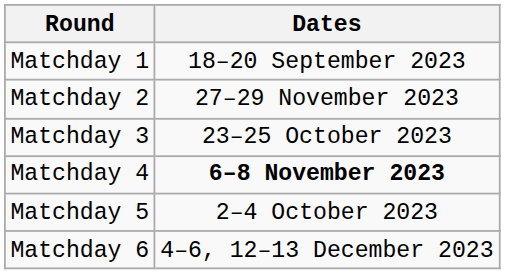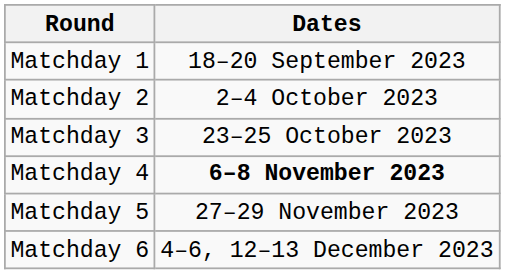(327, 99) 27–29 November 2023 -> (327, 99) 2–4 October 2023
(327, 212) 2–4 October 2023 -> (327, 212) 27–29 November 2023
